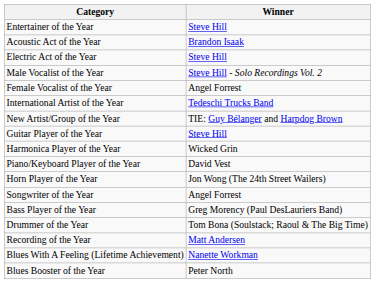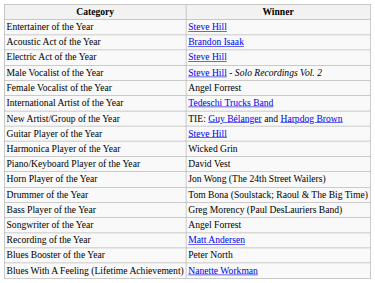rows swapped: (47, 225) <-> (50, 194)
rows swapped: (56, 270) <-> (95, 255)
